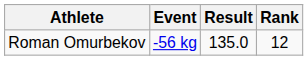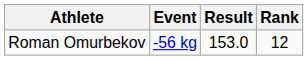(229, 42) 135.0 -> (229, 42) 153.0
